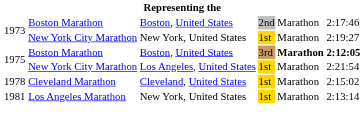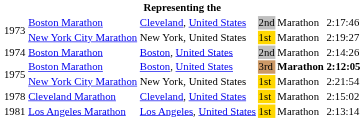(186, 22) Boston, United States -> (193, 22) Cleveland, United States
+ row: (15, 52)
(198, 67) Los Angeles, United States -> (193, 81) New York, United States
(193, 96) New York, United States -> (198, 111) Los Angeles, United States
